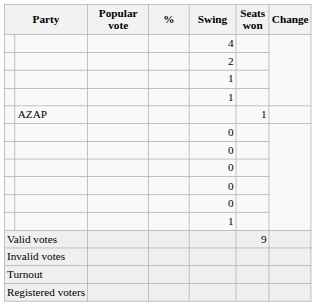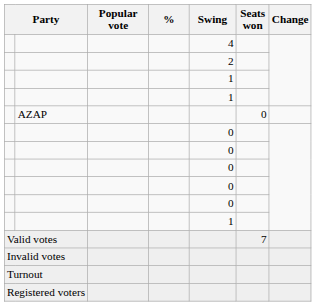(264, 114) 1 -> (264, 114) 0
(264, 239) 9 -> (264, 239) 7
